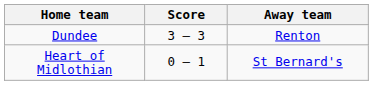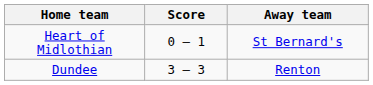rows swapped: (75, 35) <-> (75, 63)
